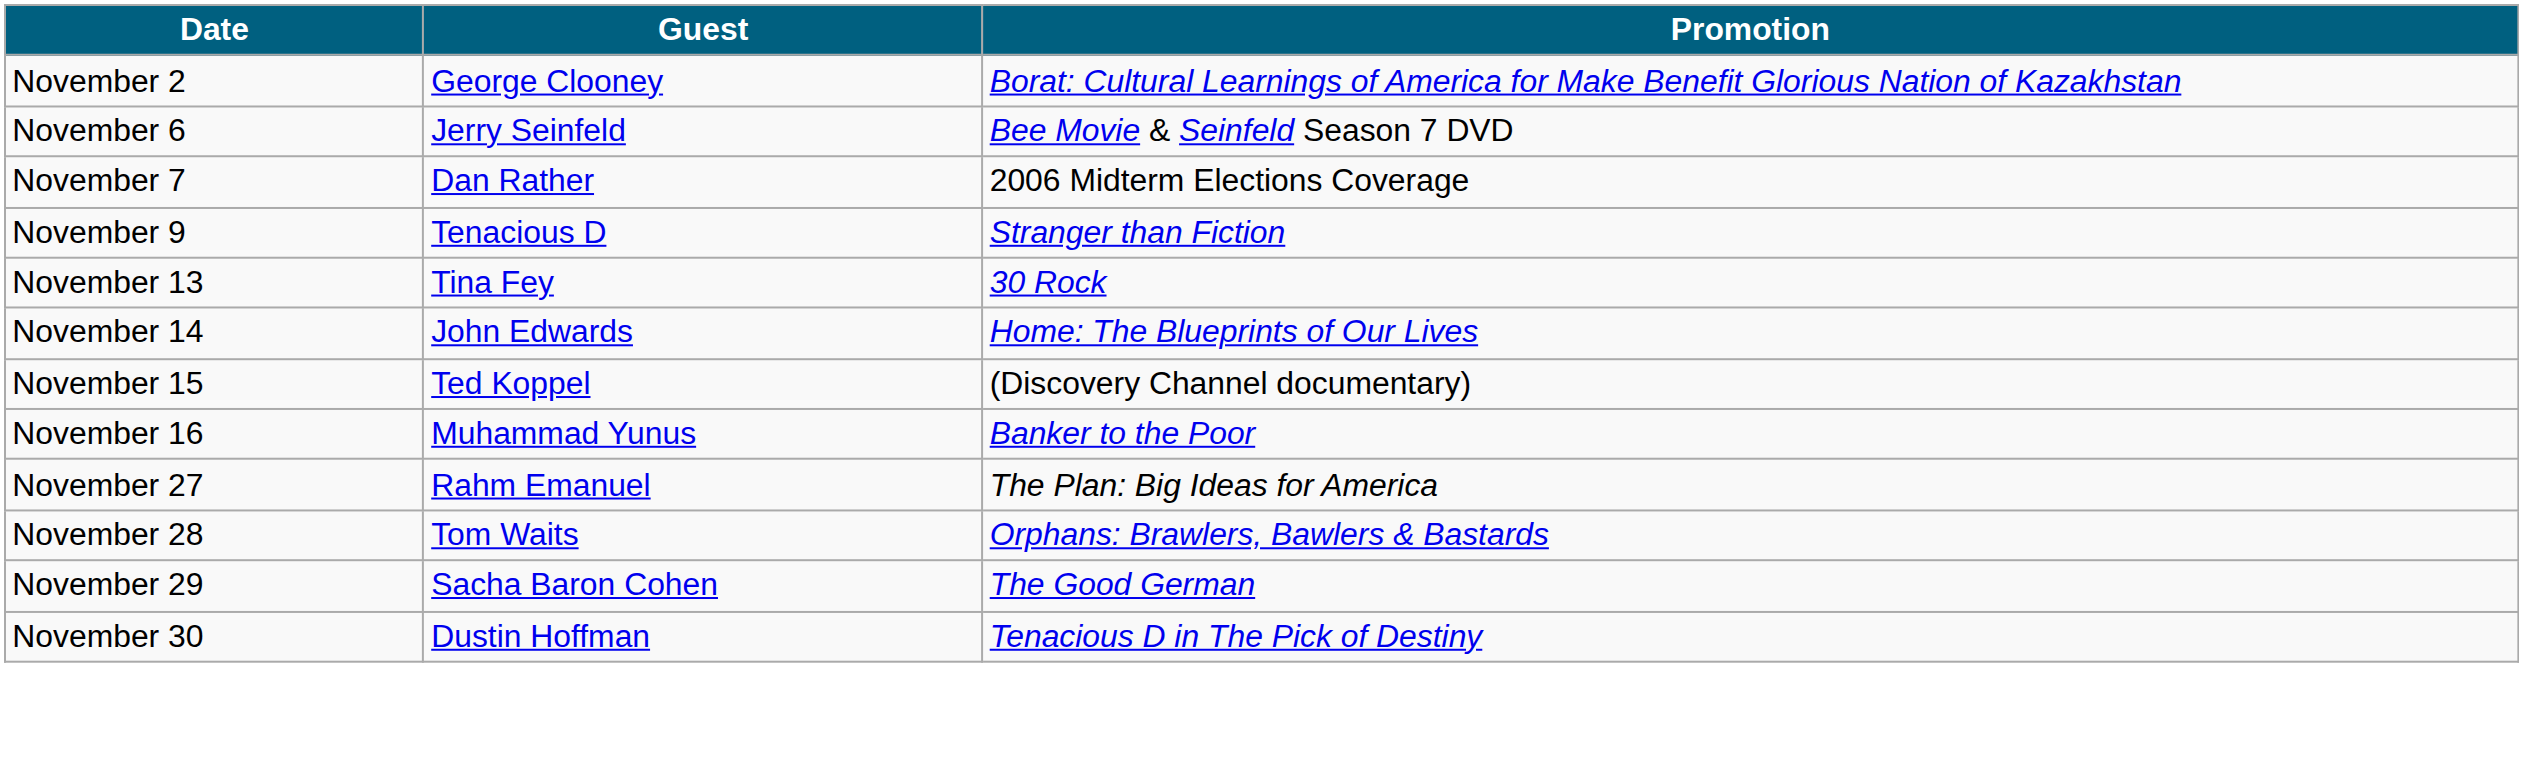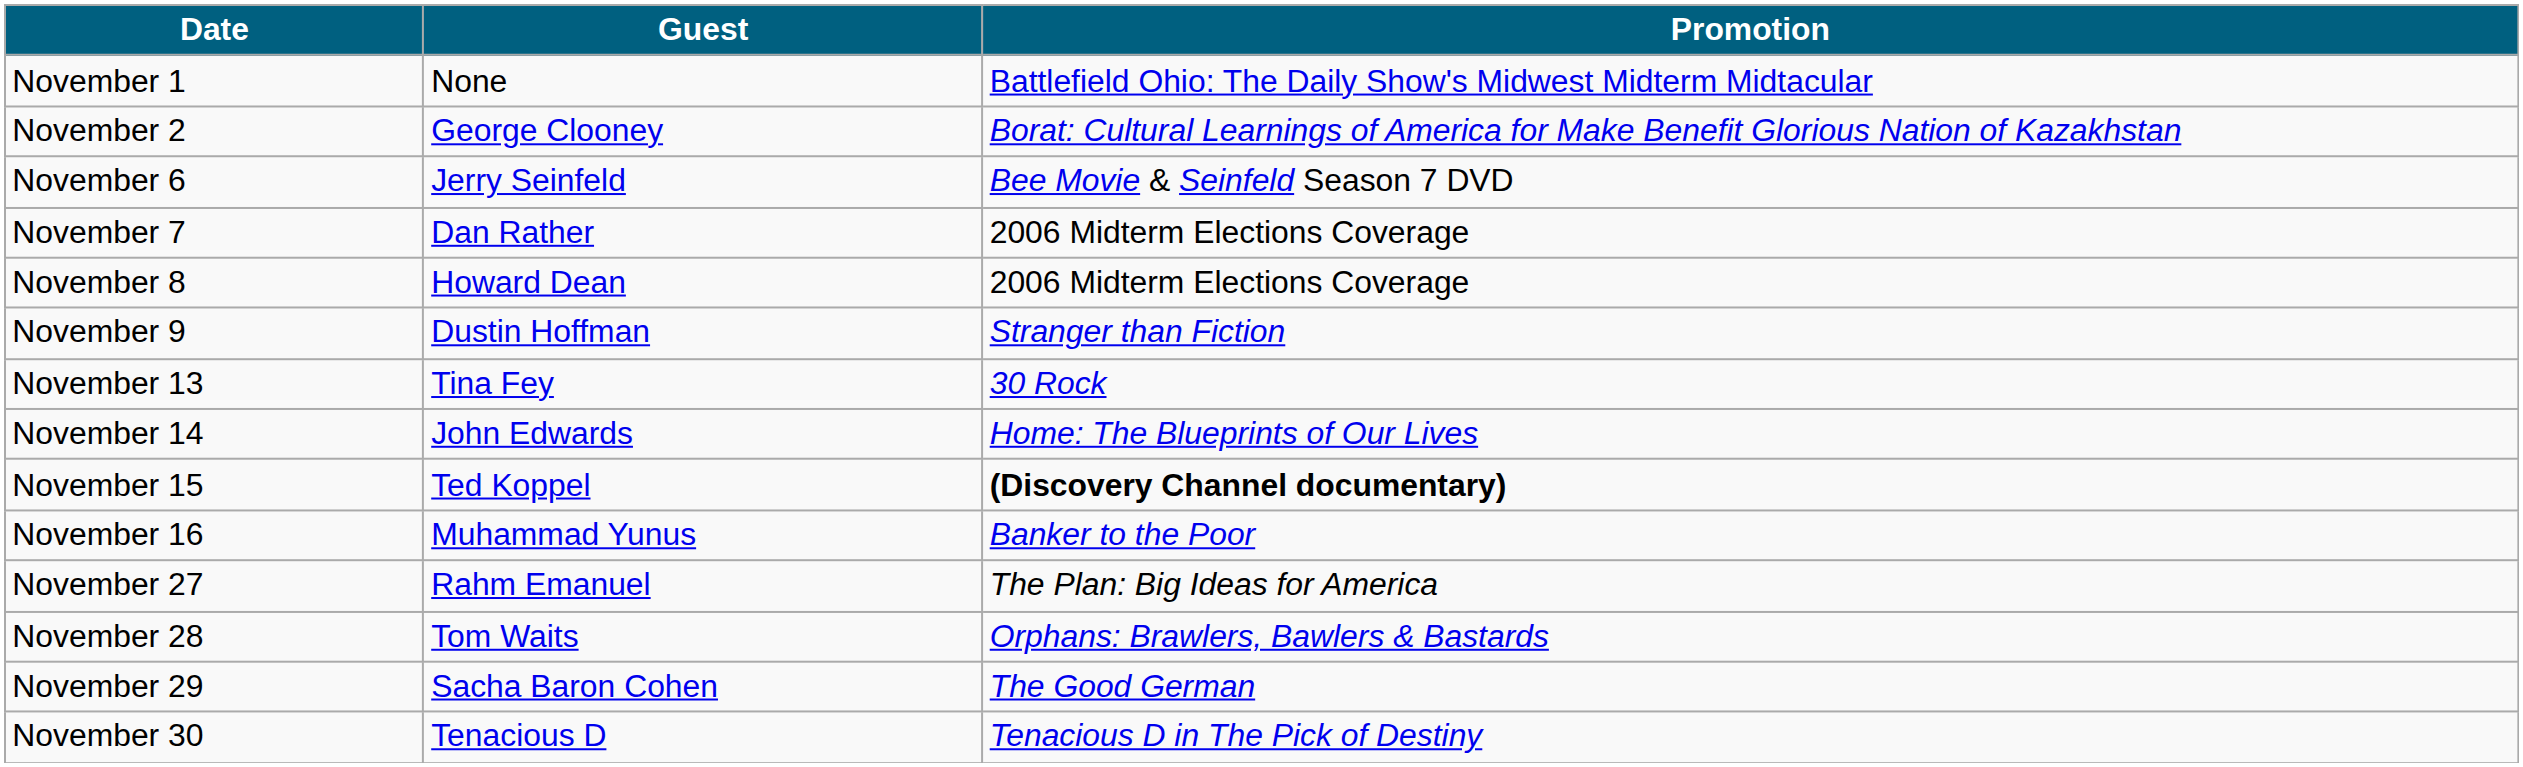+ row: (99, 80)
+ row: (99, 282)
(519, 231) Tenacious D -> (541, 332) Dustin Hoffman
(1230, 383) normal -> (1248, 484) bold
(541, 635) Dustin Hoffman -> (519, 736) Tenacious D
